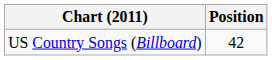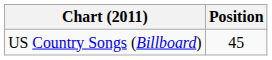(236, 42) 42 -> (236, 42) 45
